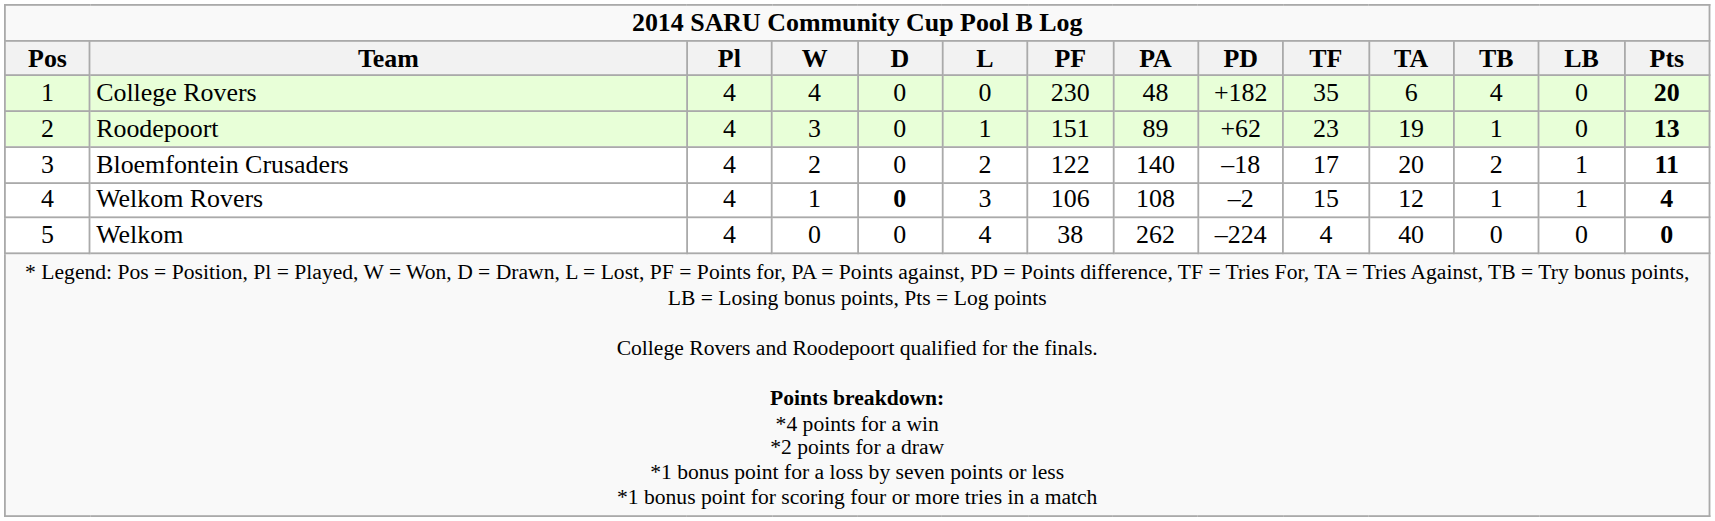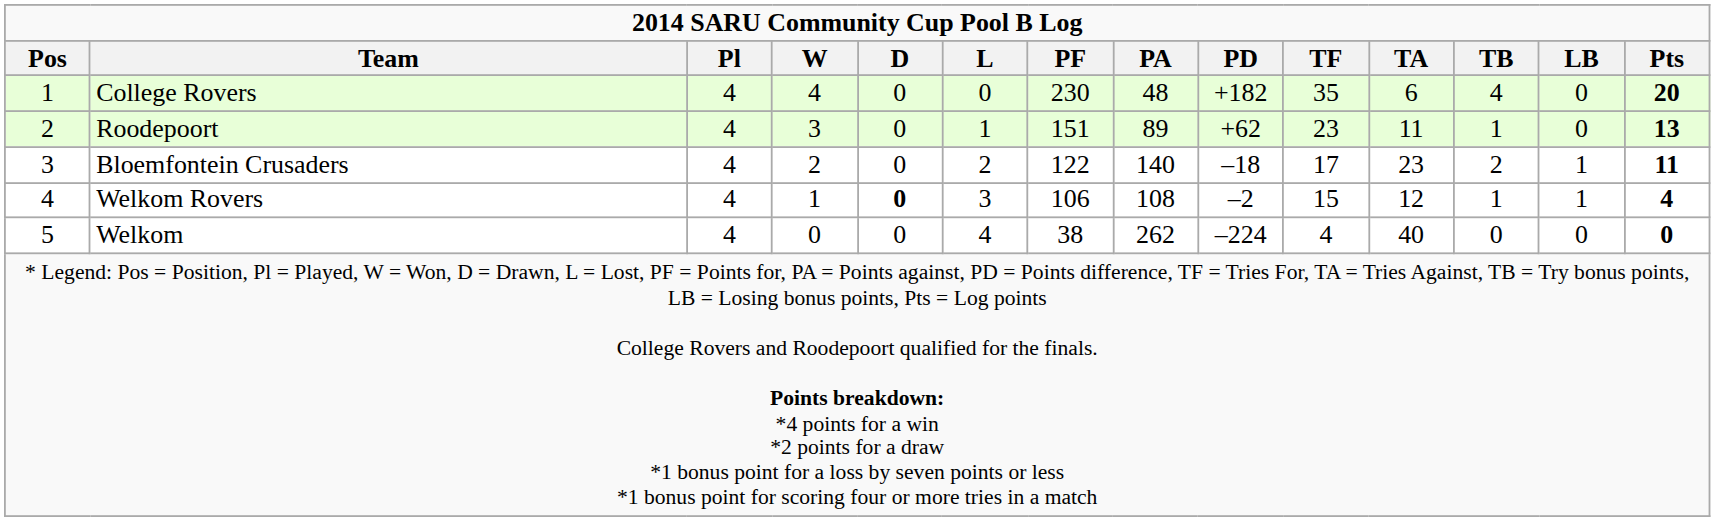(1411, 129) 19 -> (1411, 129) 11
(1411, 164) 20 -> (1411, 164) 23
